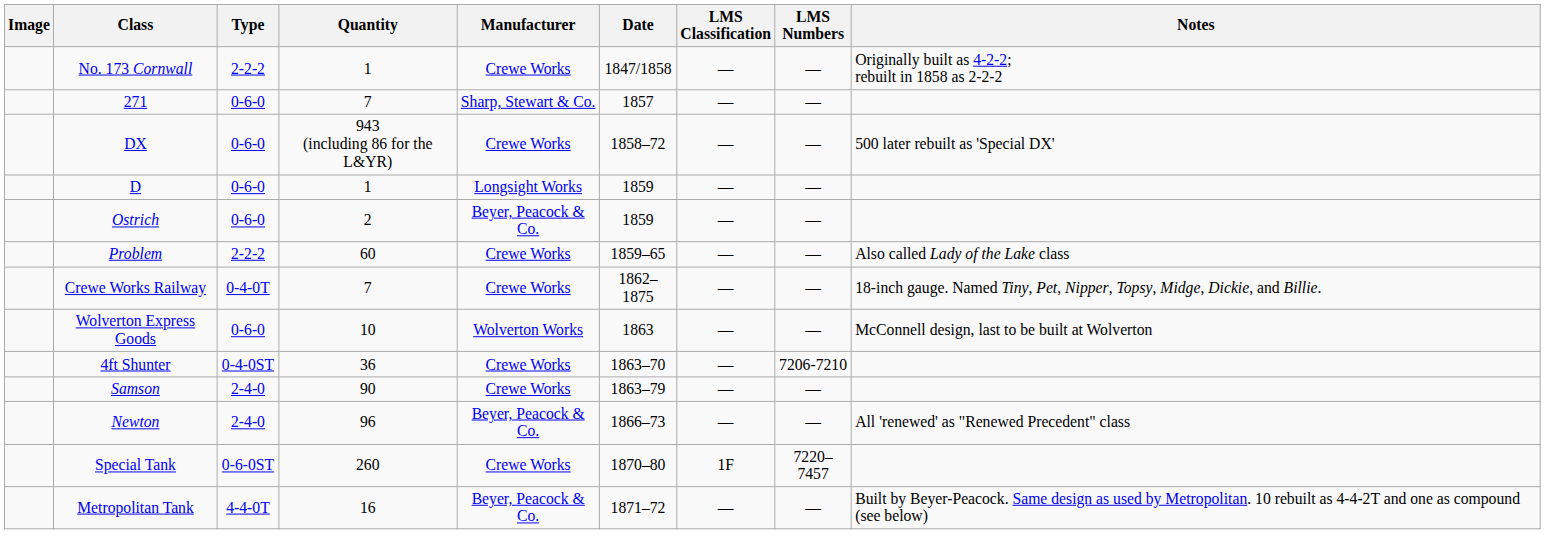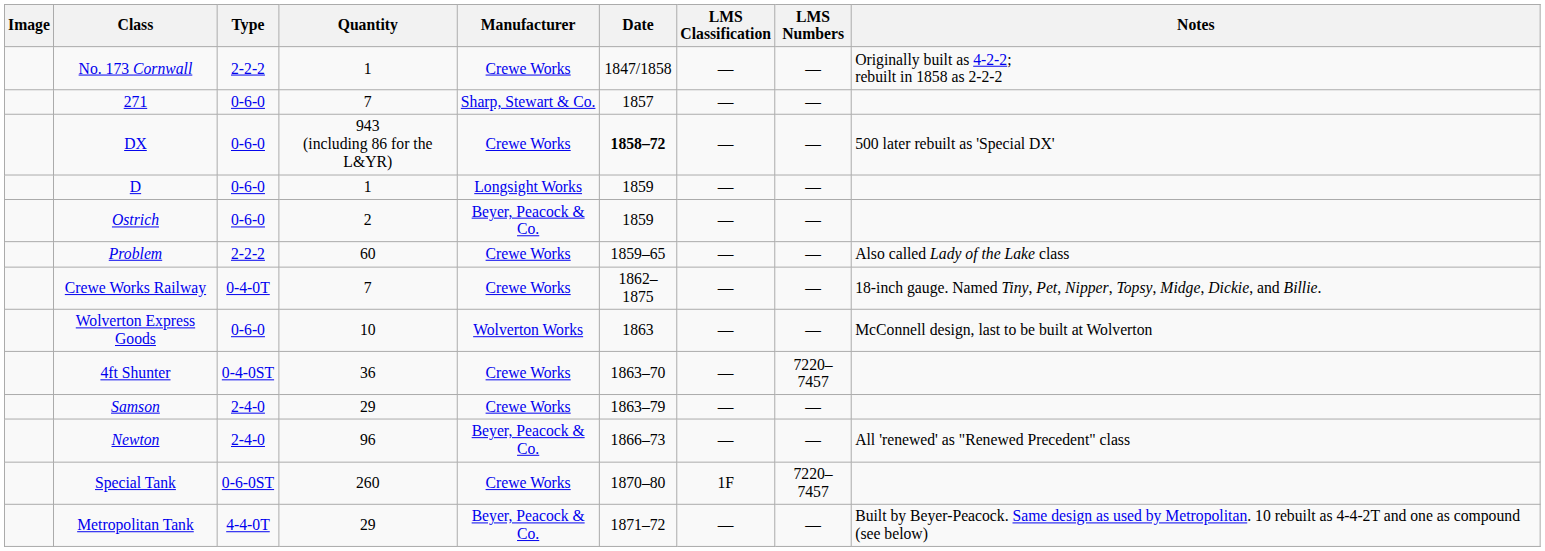(638, 144) normal -> (638, 144) bold
(813, 364) 7206-7210 -> (813, 373) 7220–7457
(368, 389) 90 -> (368, 406) 29
(368, 507) 16 -> (368, 525) 29
